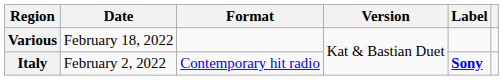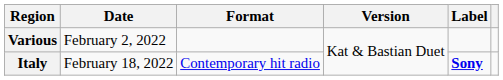(119, 39) February 18, 2022 -> (115, 39) February 2, 2022
(115, 63) February 2, 2022 -> (119, 63) February 18, 2022
